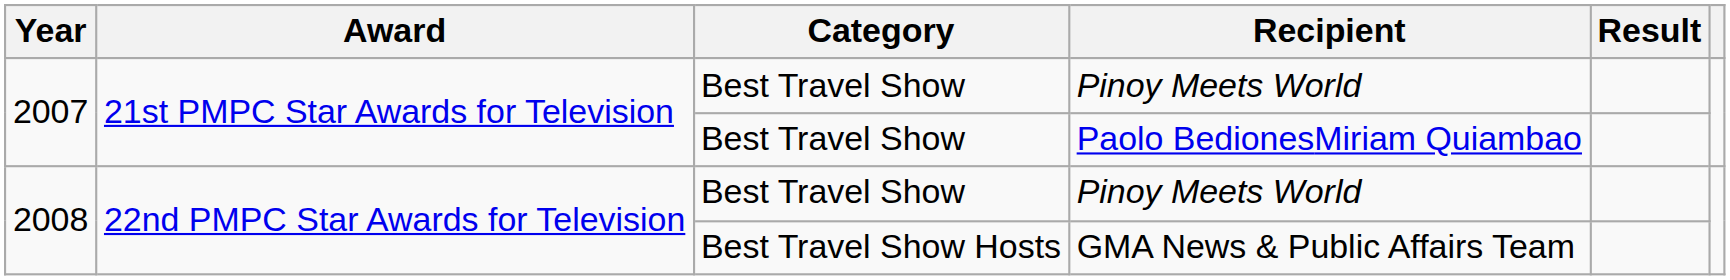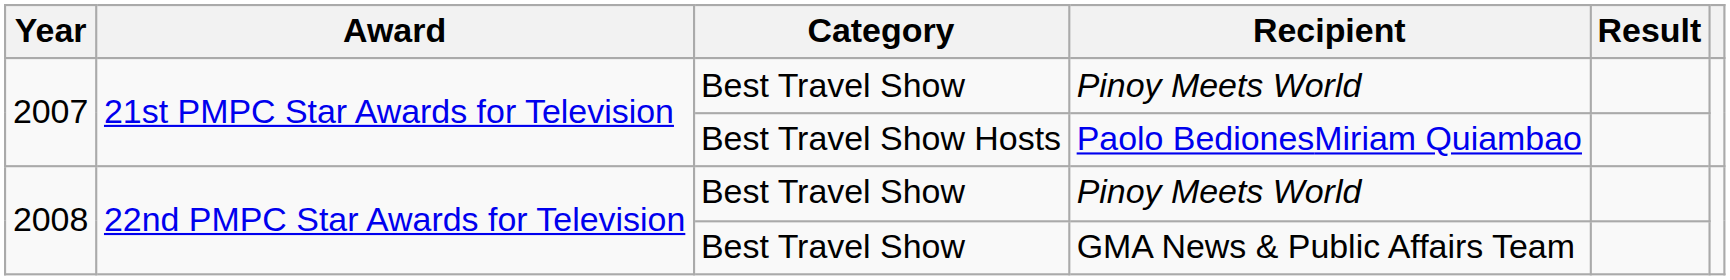(833, 138) Best Travel Show -> (881, 138) Best Travel Show Hosts
(881, 246) Best Travel Show Hosts -> (833, 246) Best Travel Show
